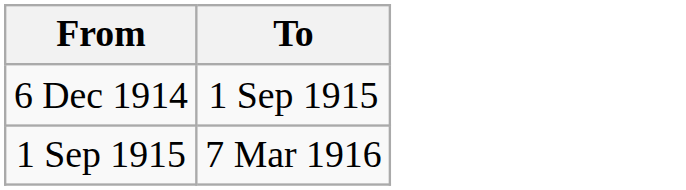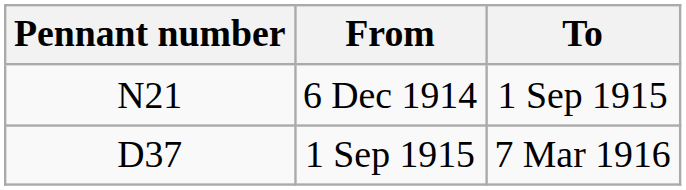+ column: (150, 34)
